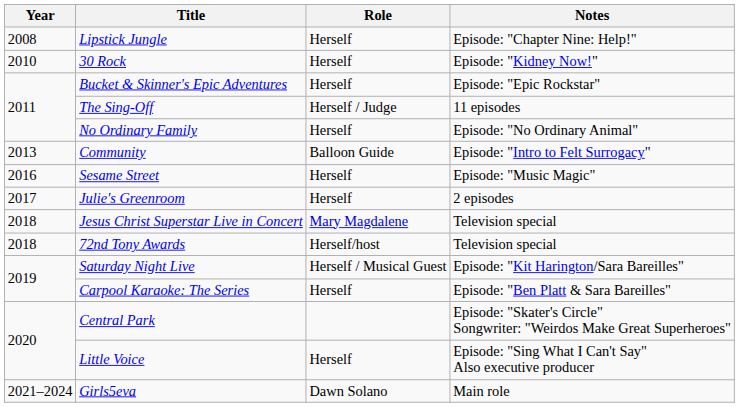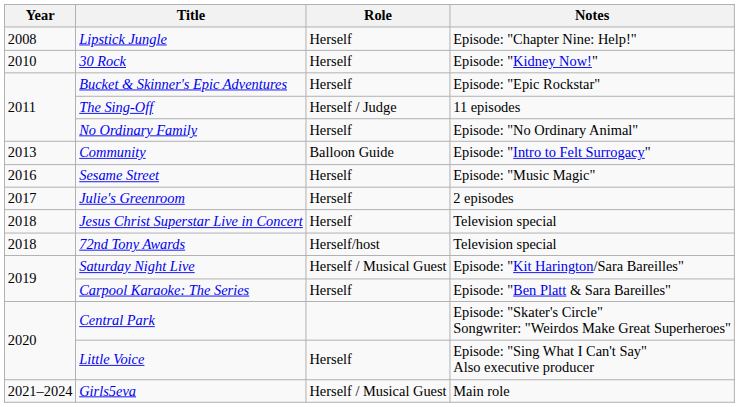(359, 221) Mary Magdalene -> (331, 221) Herself
(348, 390) Dawn Solano -> (378, 390) Herself / Musical Guest
